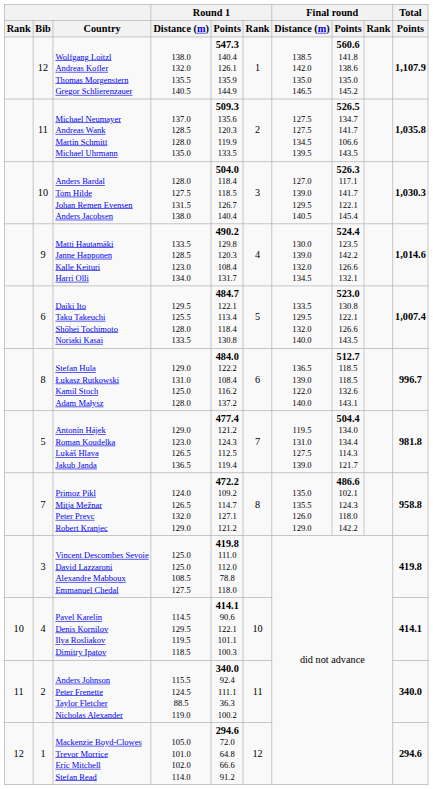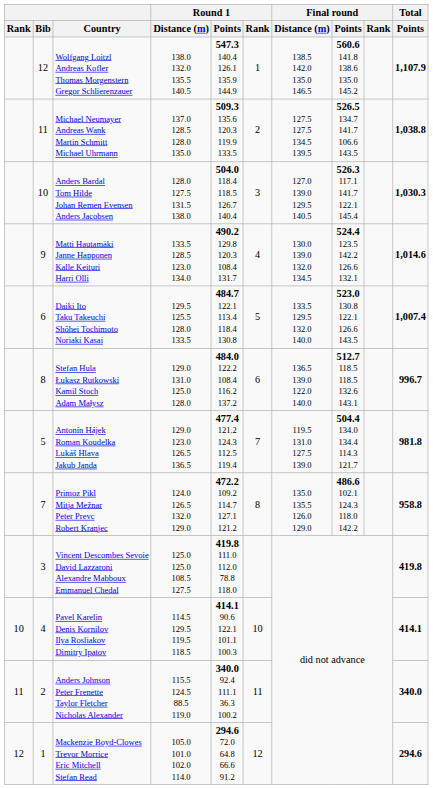(410, 130) 1,035.8 -> (410, 130) 1,038.8
